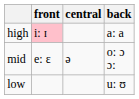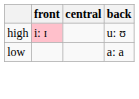(115, 33) a: a -> (116, 33) u: ʊ
- row: (16, 58)
(116, 84) u: ʊ -> (115, 52) a: a
